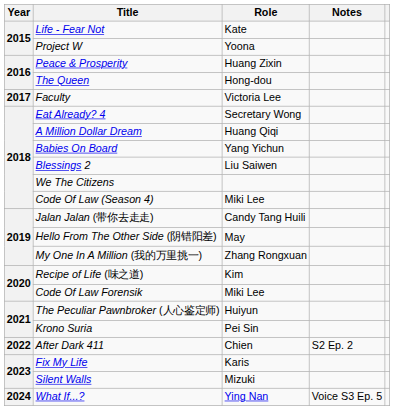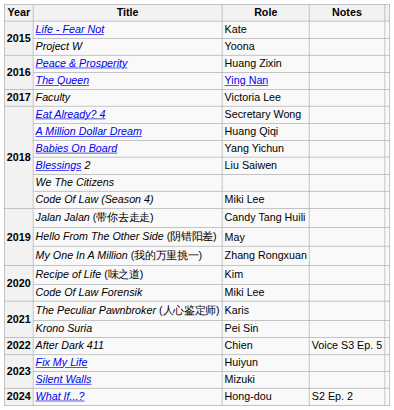(248, 81) Hong-dou -> (246, 81) Ying Nan
(241, 311) Huiyun -> (237, 311) Karis
(332, 346) S2 Ep. 2 -> (347, 346) Voice S3 Ep. 5
(237, 363) Karis -> (241, 363) Huiyun
(246, 397) Ying Nan -> (248, 397) Hong-dou
(347, 397) Voice S3 Ep. 5 -> (332, 397) S2 Ep. 2
